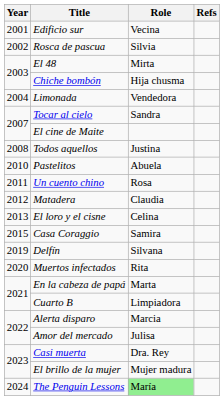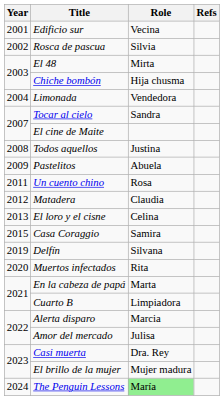(18, 166) 2010 -> (18, 166) 2009
